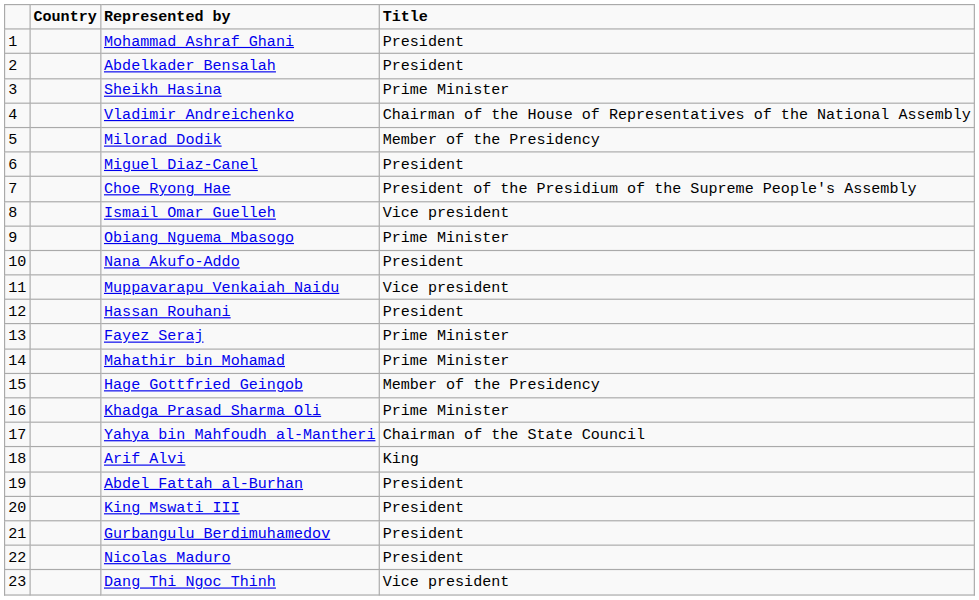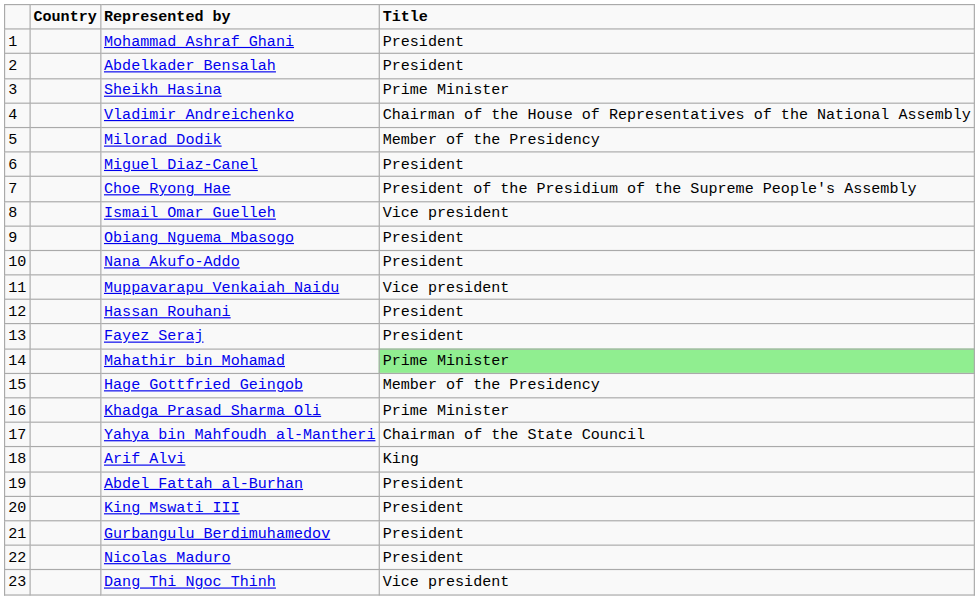(446, 238) Prime Minister -> (423, 238) President
(446, 336) Prime Minister -> (423, 336) President
(446, 361) no background -> (446, 361) lightgreen background
